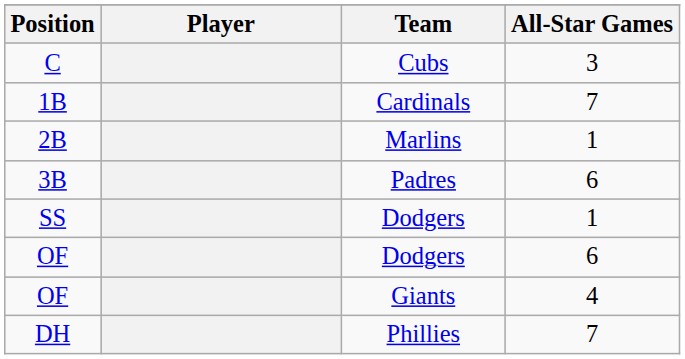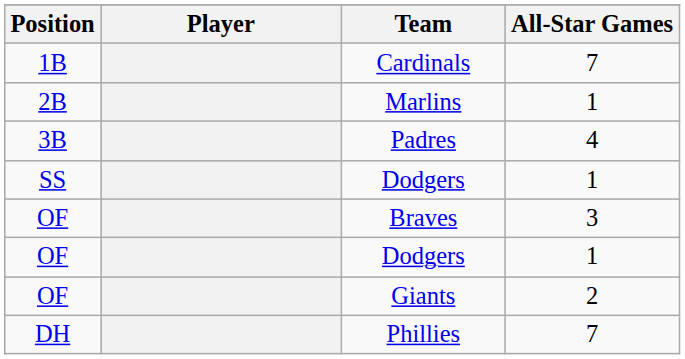- row: (53, 62)
(592, 179) 6 -> (592, 140) 4
+ row: (53, 218)
(592, 256) 6 -> (592, 256) 1
(592, 295) 4 -> (592, 295) 2
